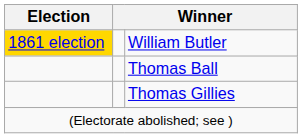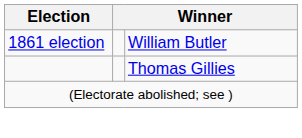(56, 42) gold background -> (56, 42) no background
- row: (173, 68)
